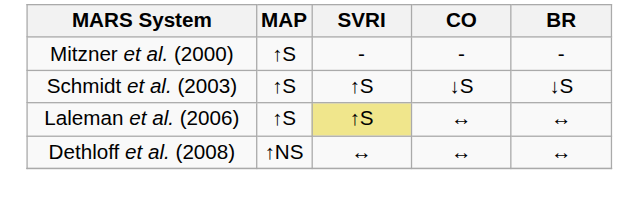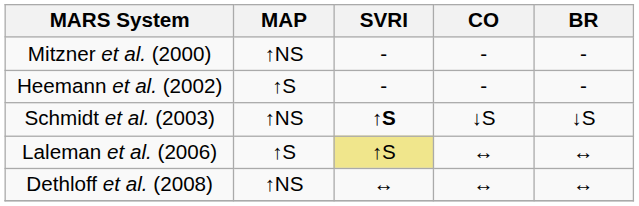(284, 53) ↑S -> (284, 53) ↑NS
+ row: (120, 86)
(284, 86) ↑S -> (284, 119) ↑NS
(362, 86) normal -> (384, 119) bold
